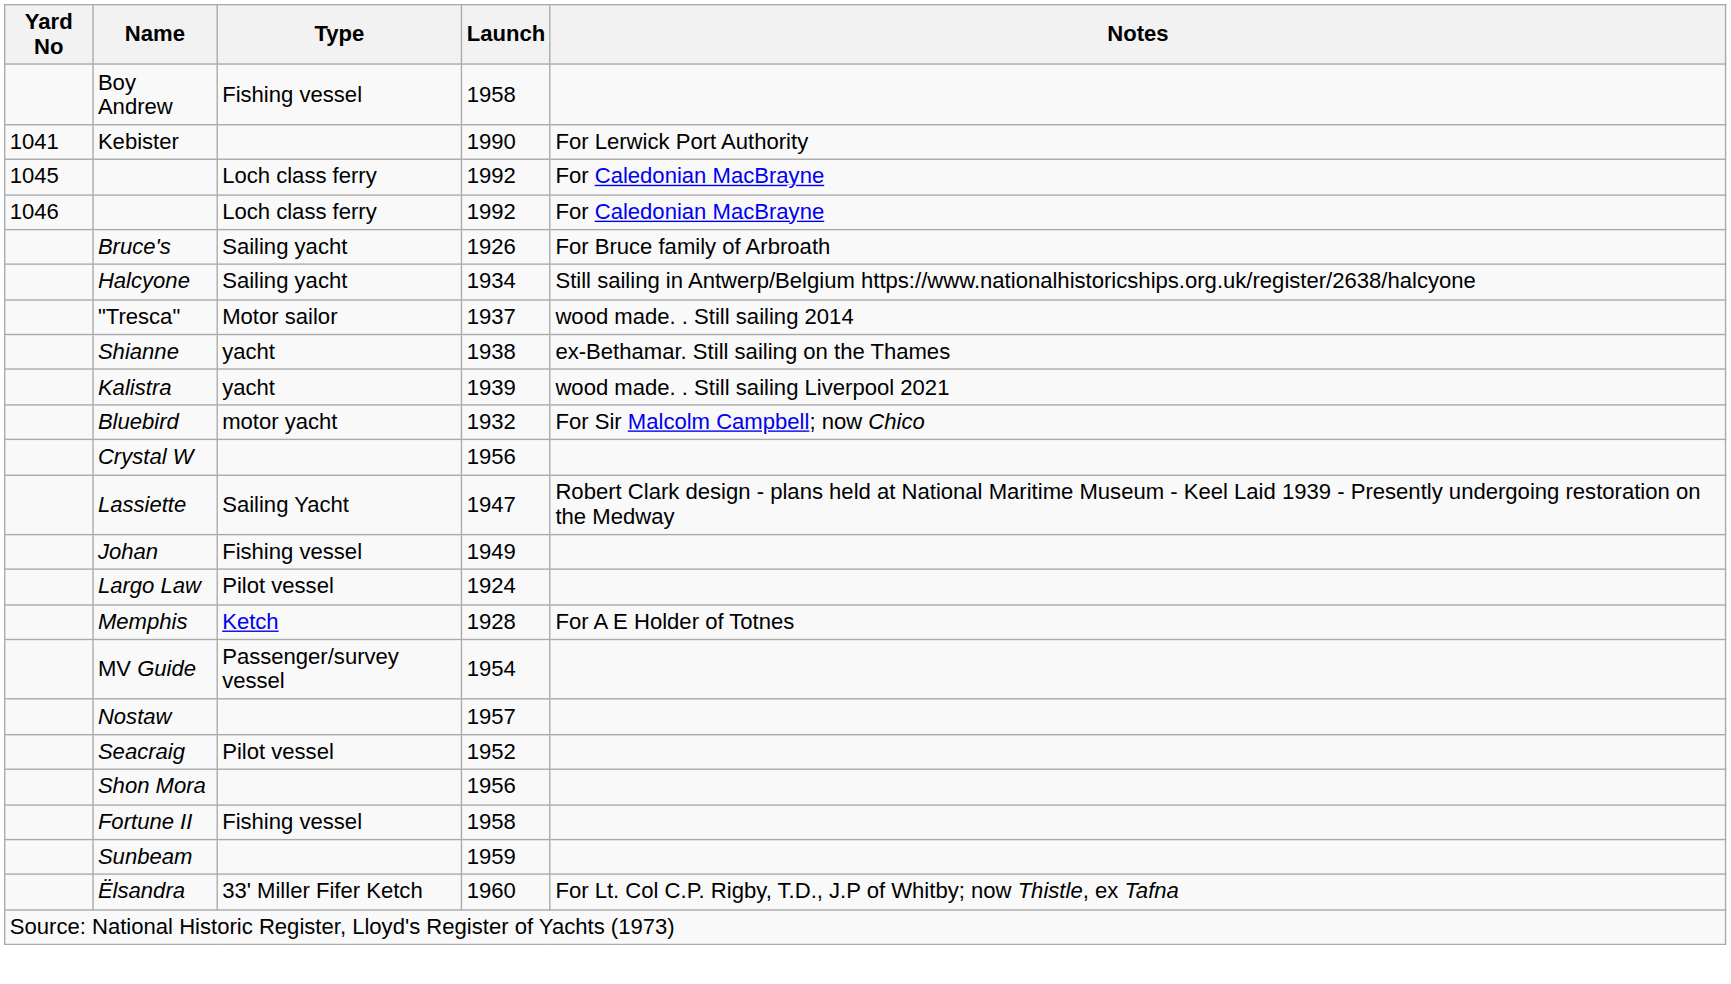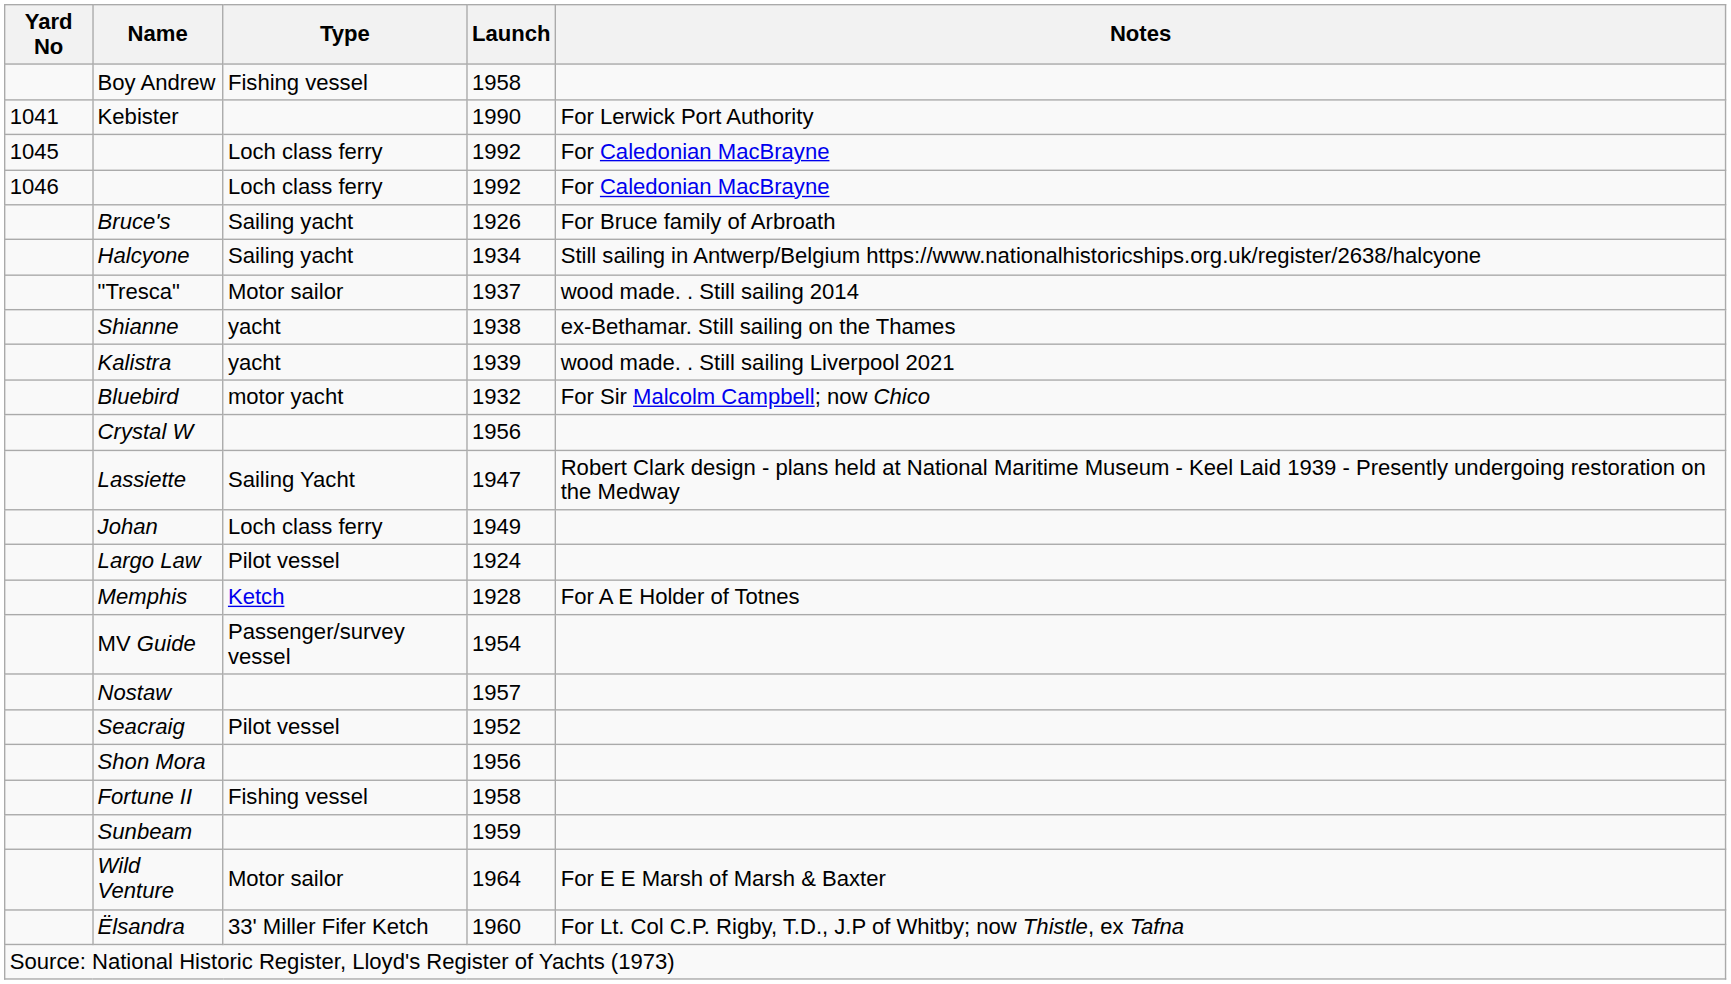(292, 551) Fishing vessel -> (305, 526) Loch class ferry
+ row: (49, 880)
